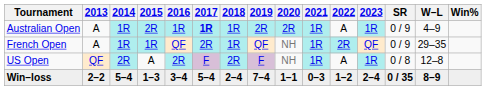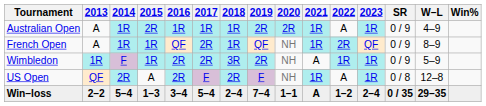(206, 28) bold -> (206, 28) normal
(432, 45) 29–35 -> (432, 45) 8–9
+ row: (32, 61)
(316, 77) 0–3 -> (316, 93) A
(432, 77) 8–9 -> (432, 93) 29–35
